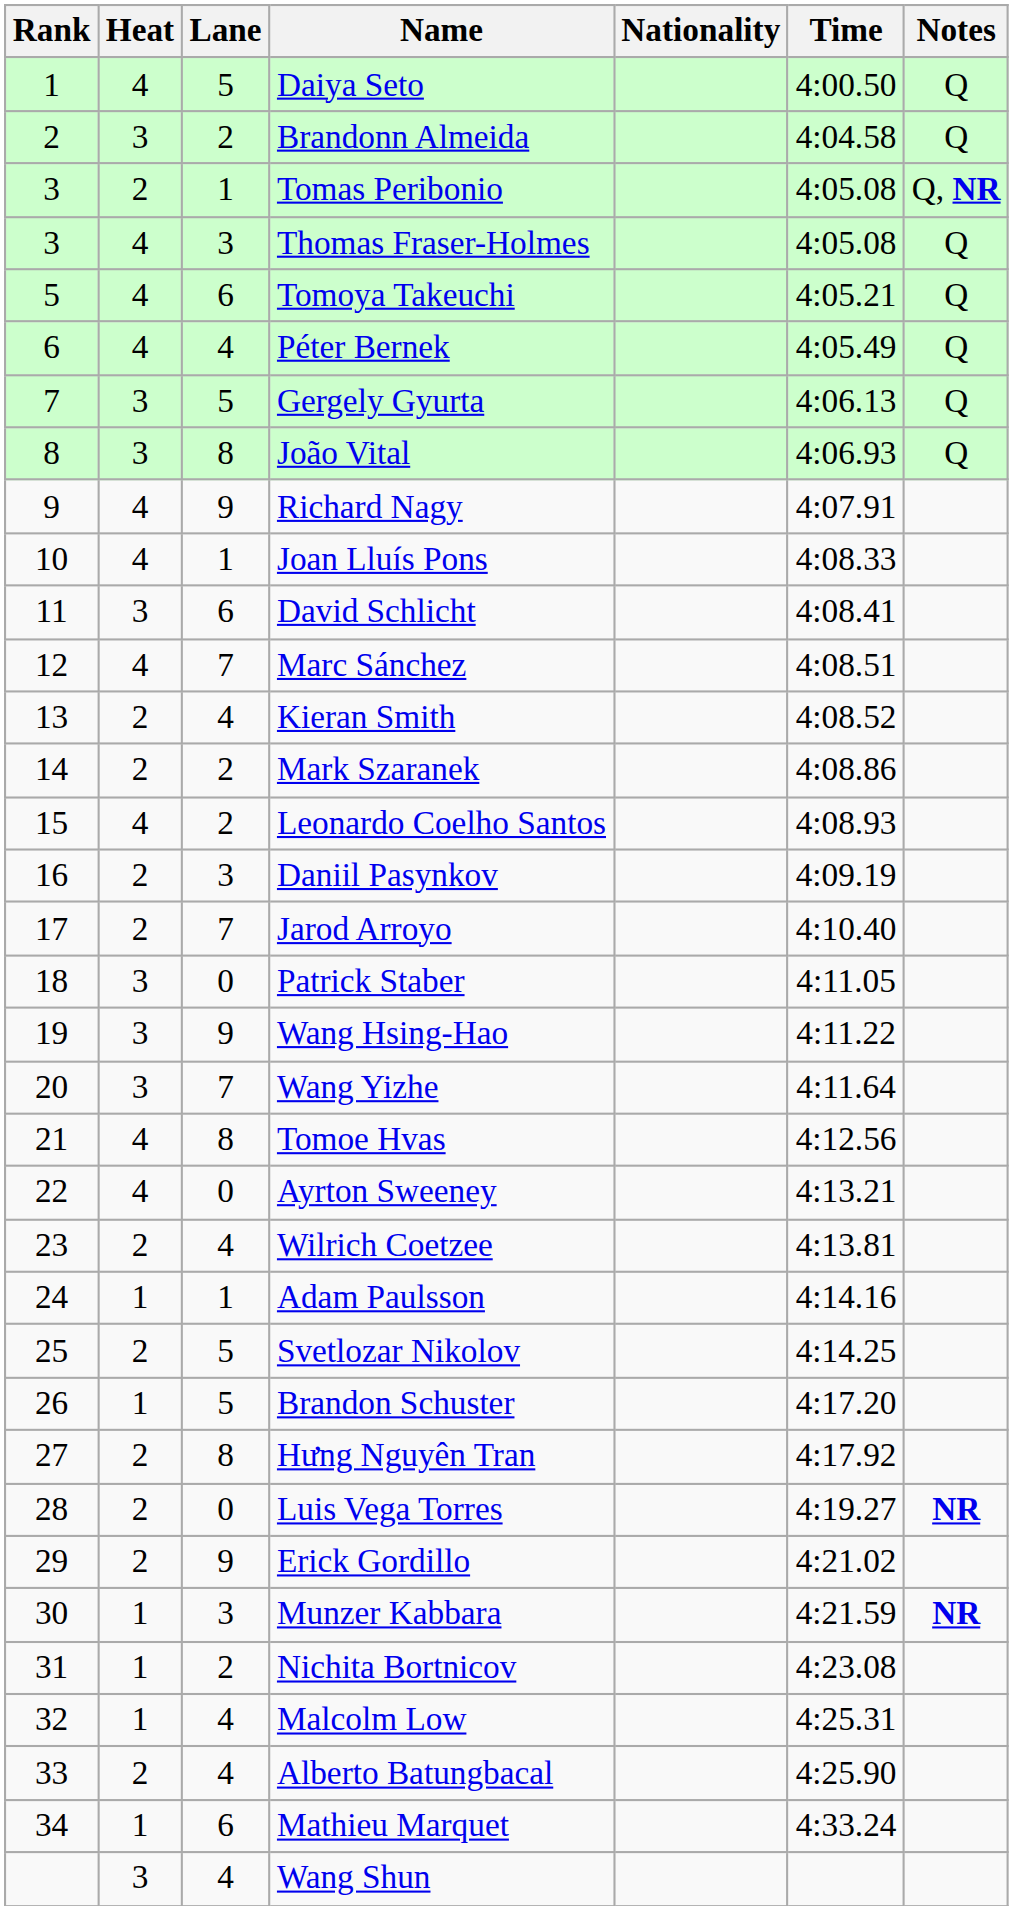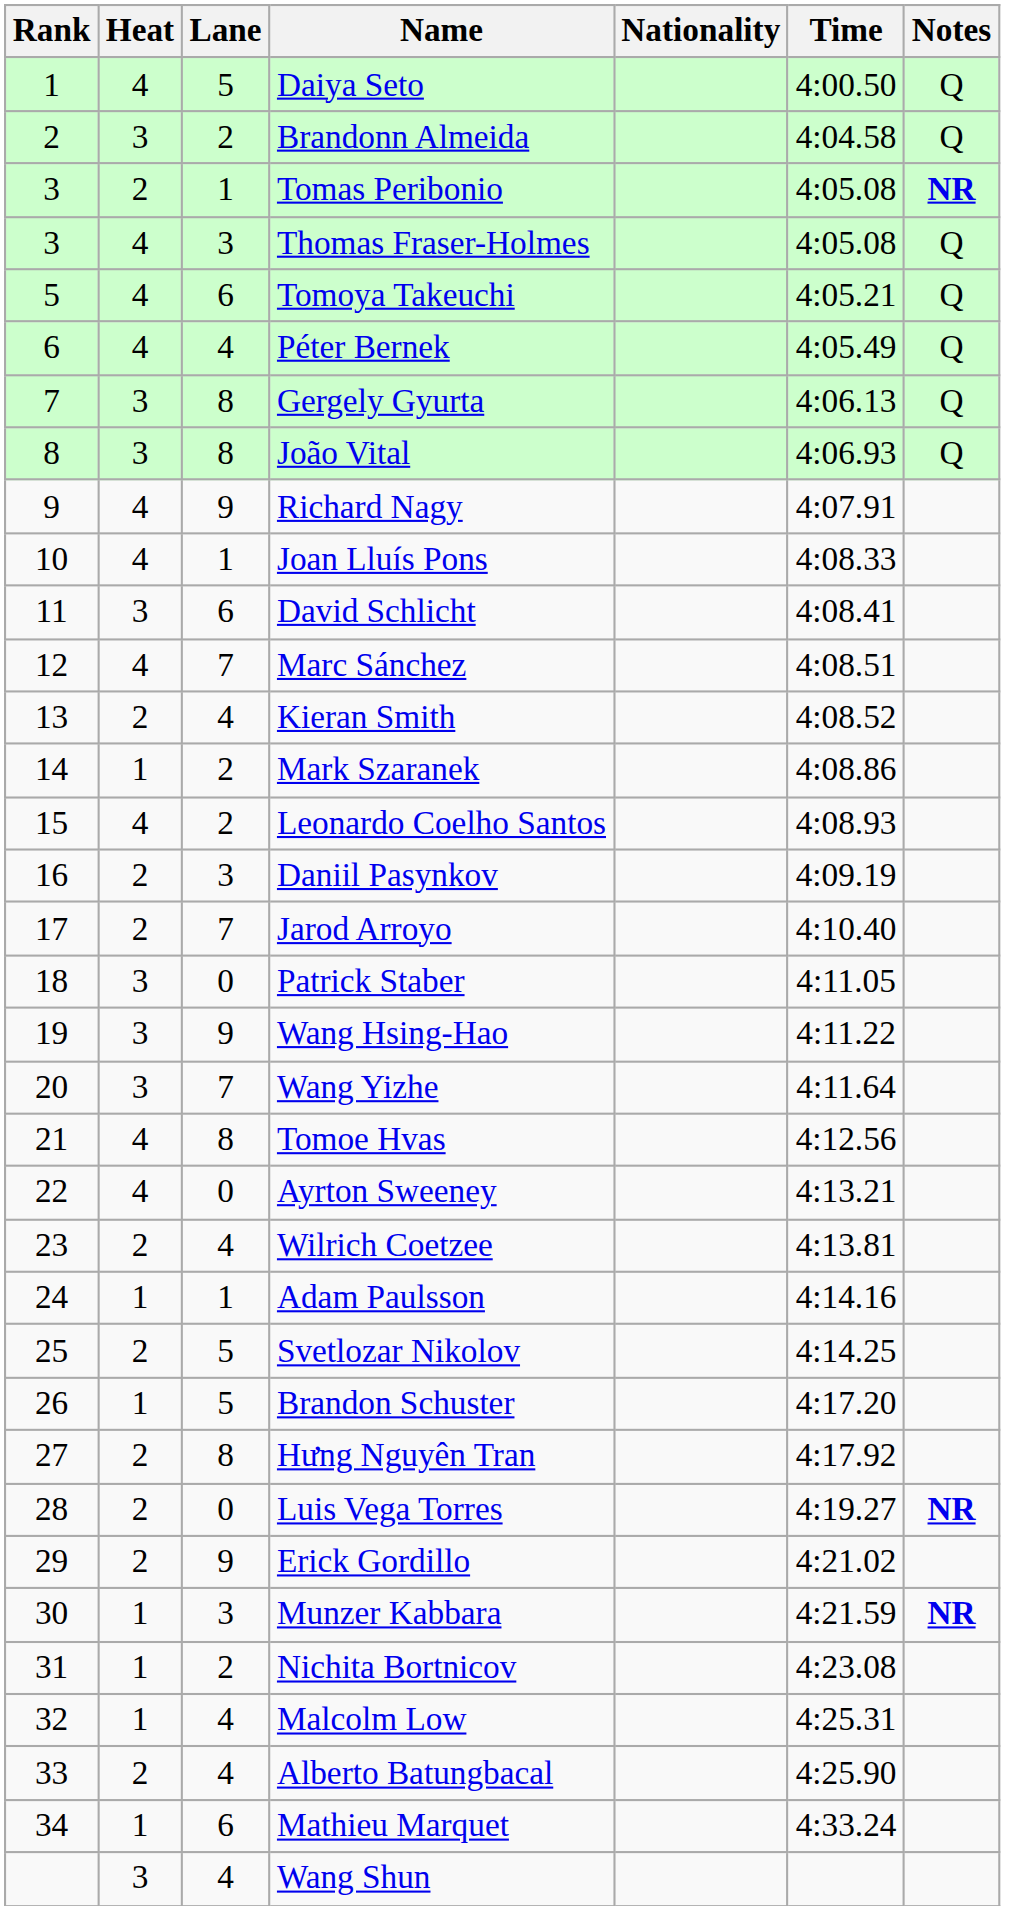(956, 189) Q, NR -> (952, 189) NR
(226, 400) 5 -> (226, 400) 8
(140, 769) 2 -> (140, 769) 1
